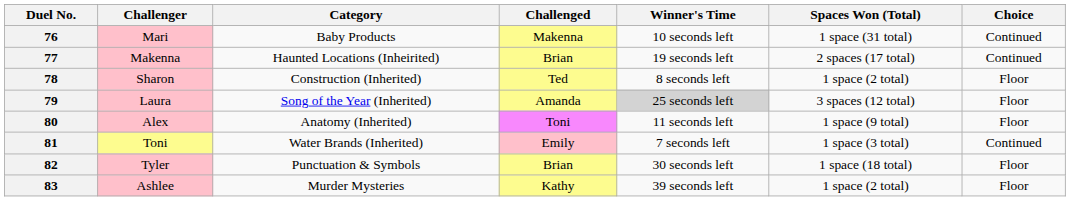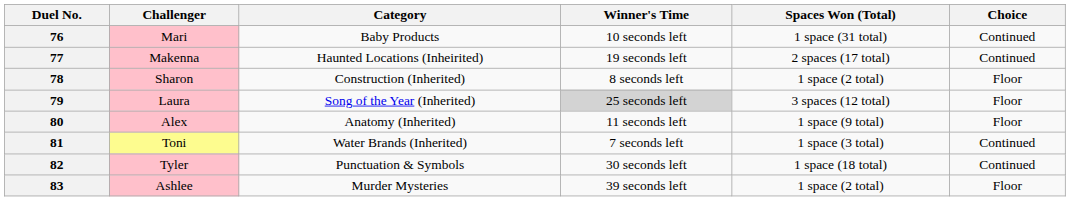- column: (558, 15)
(1014, 164) Floor -> (1007, 164) Continued
